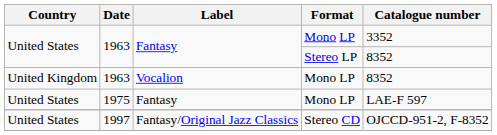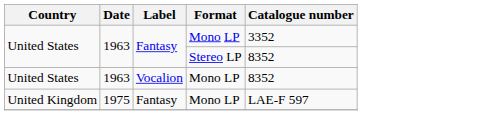(52, 78) United Kingdom -> (43, 78) United States
(43, 99) United States -> (52, 99) United Kingdom
- row: (117, 120)
